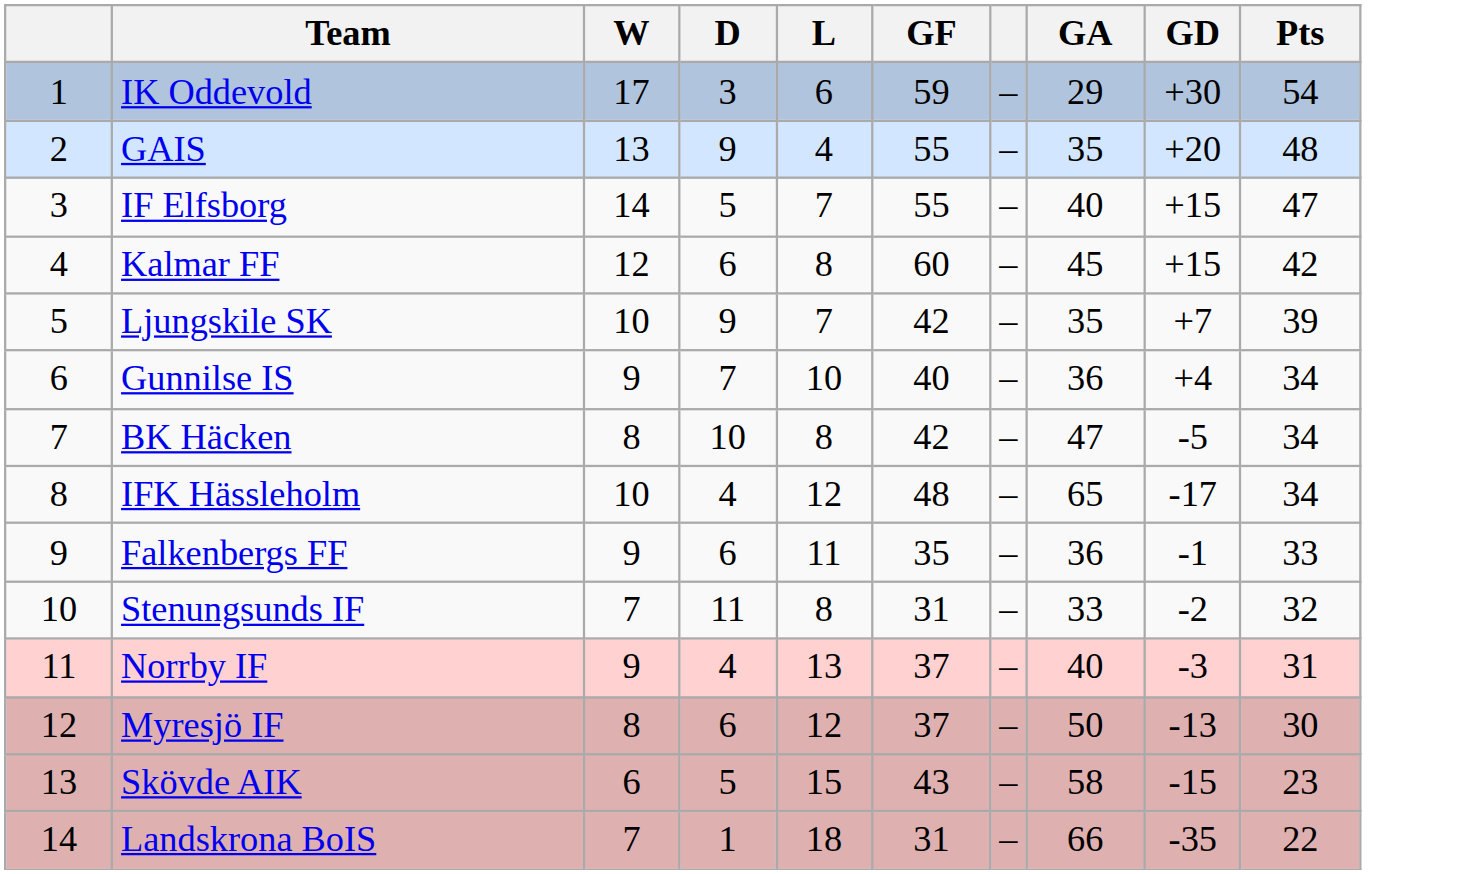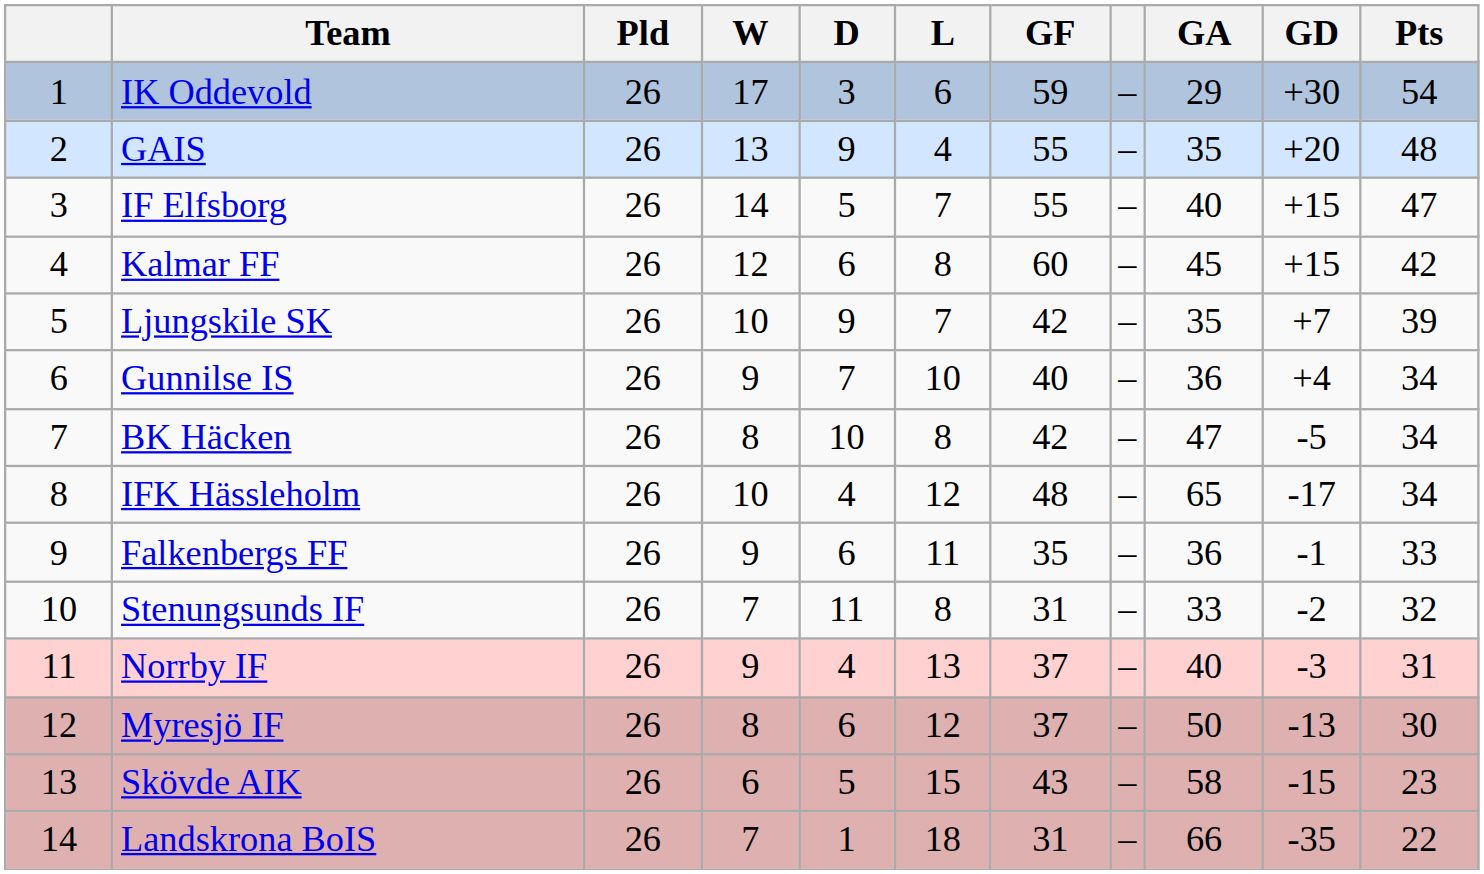+ column: (643, 33)
